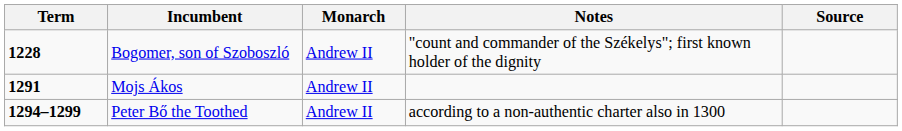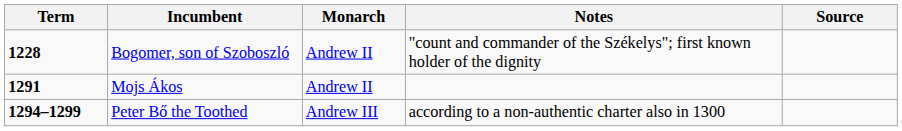(339, 112) Andrew II -> (342, 112) Andrew III
